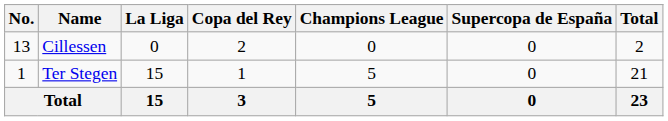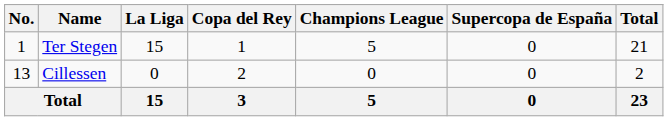rows swapped: (80, 73) <-> (74, 45)
